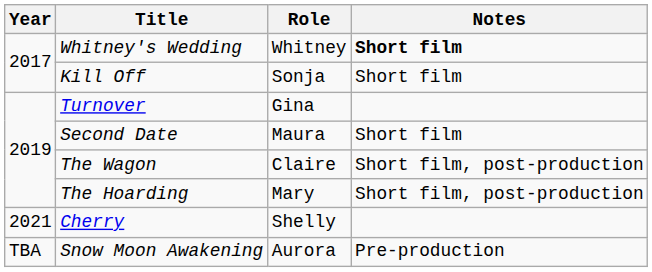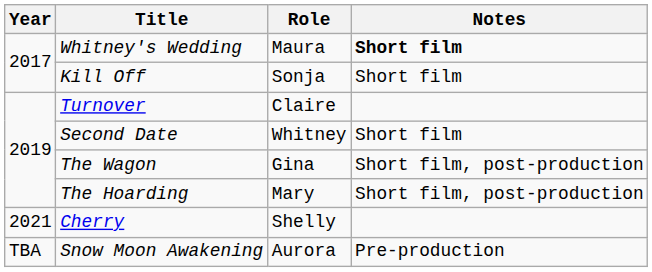(309, 48) Whitney -> (298, 48) Maura
(293, 106) Gina -> (304, 106) Claire
(298, 135) Maura -> (309, 135) Whitney
(304, 164) Claire -> (293, 164) Gina
